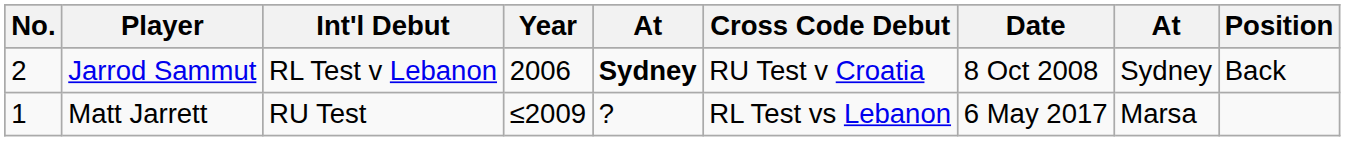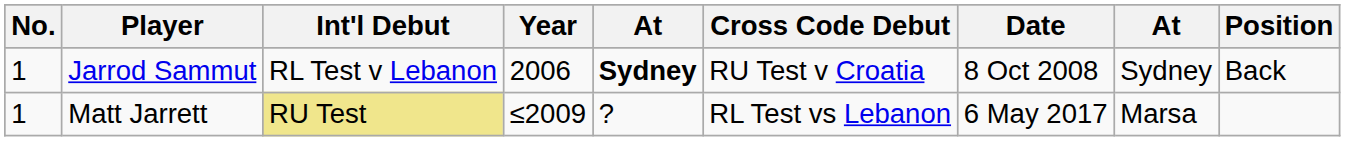(19, 69) 2 -> (19, 69) 1
(318, 113) no background -> (318, 113) khaki background
